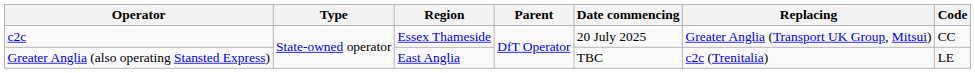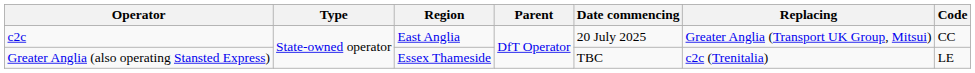(444, 36) Essex Thameside -> (429, 36) East Anglia
(429, 57) East Anglia -> (444, 57) Essex Thameside
